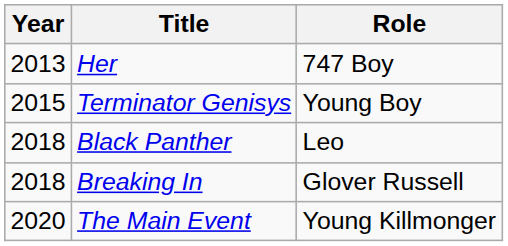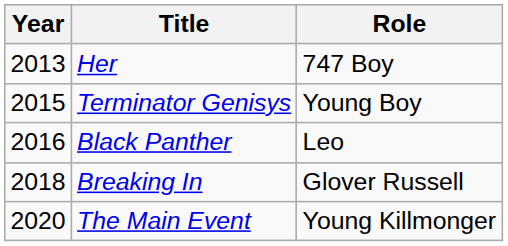(38, 142) 2018 -> (38, 142) 2016
